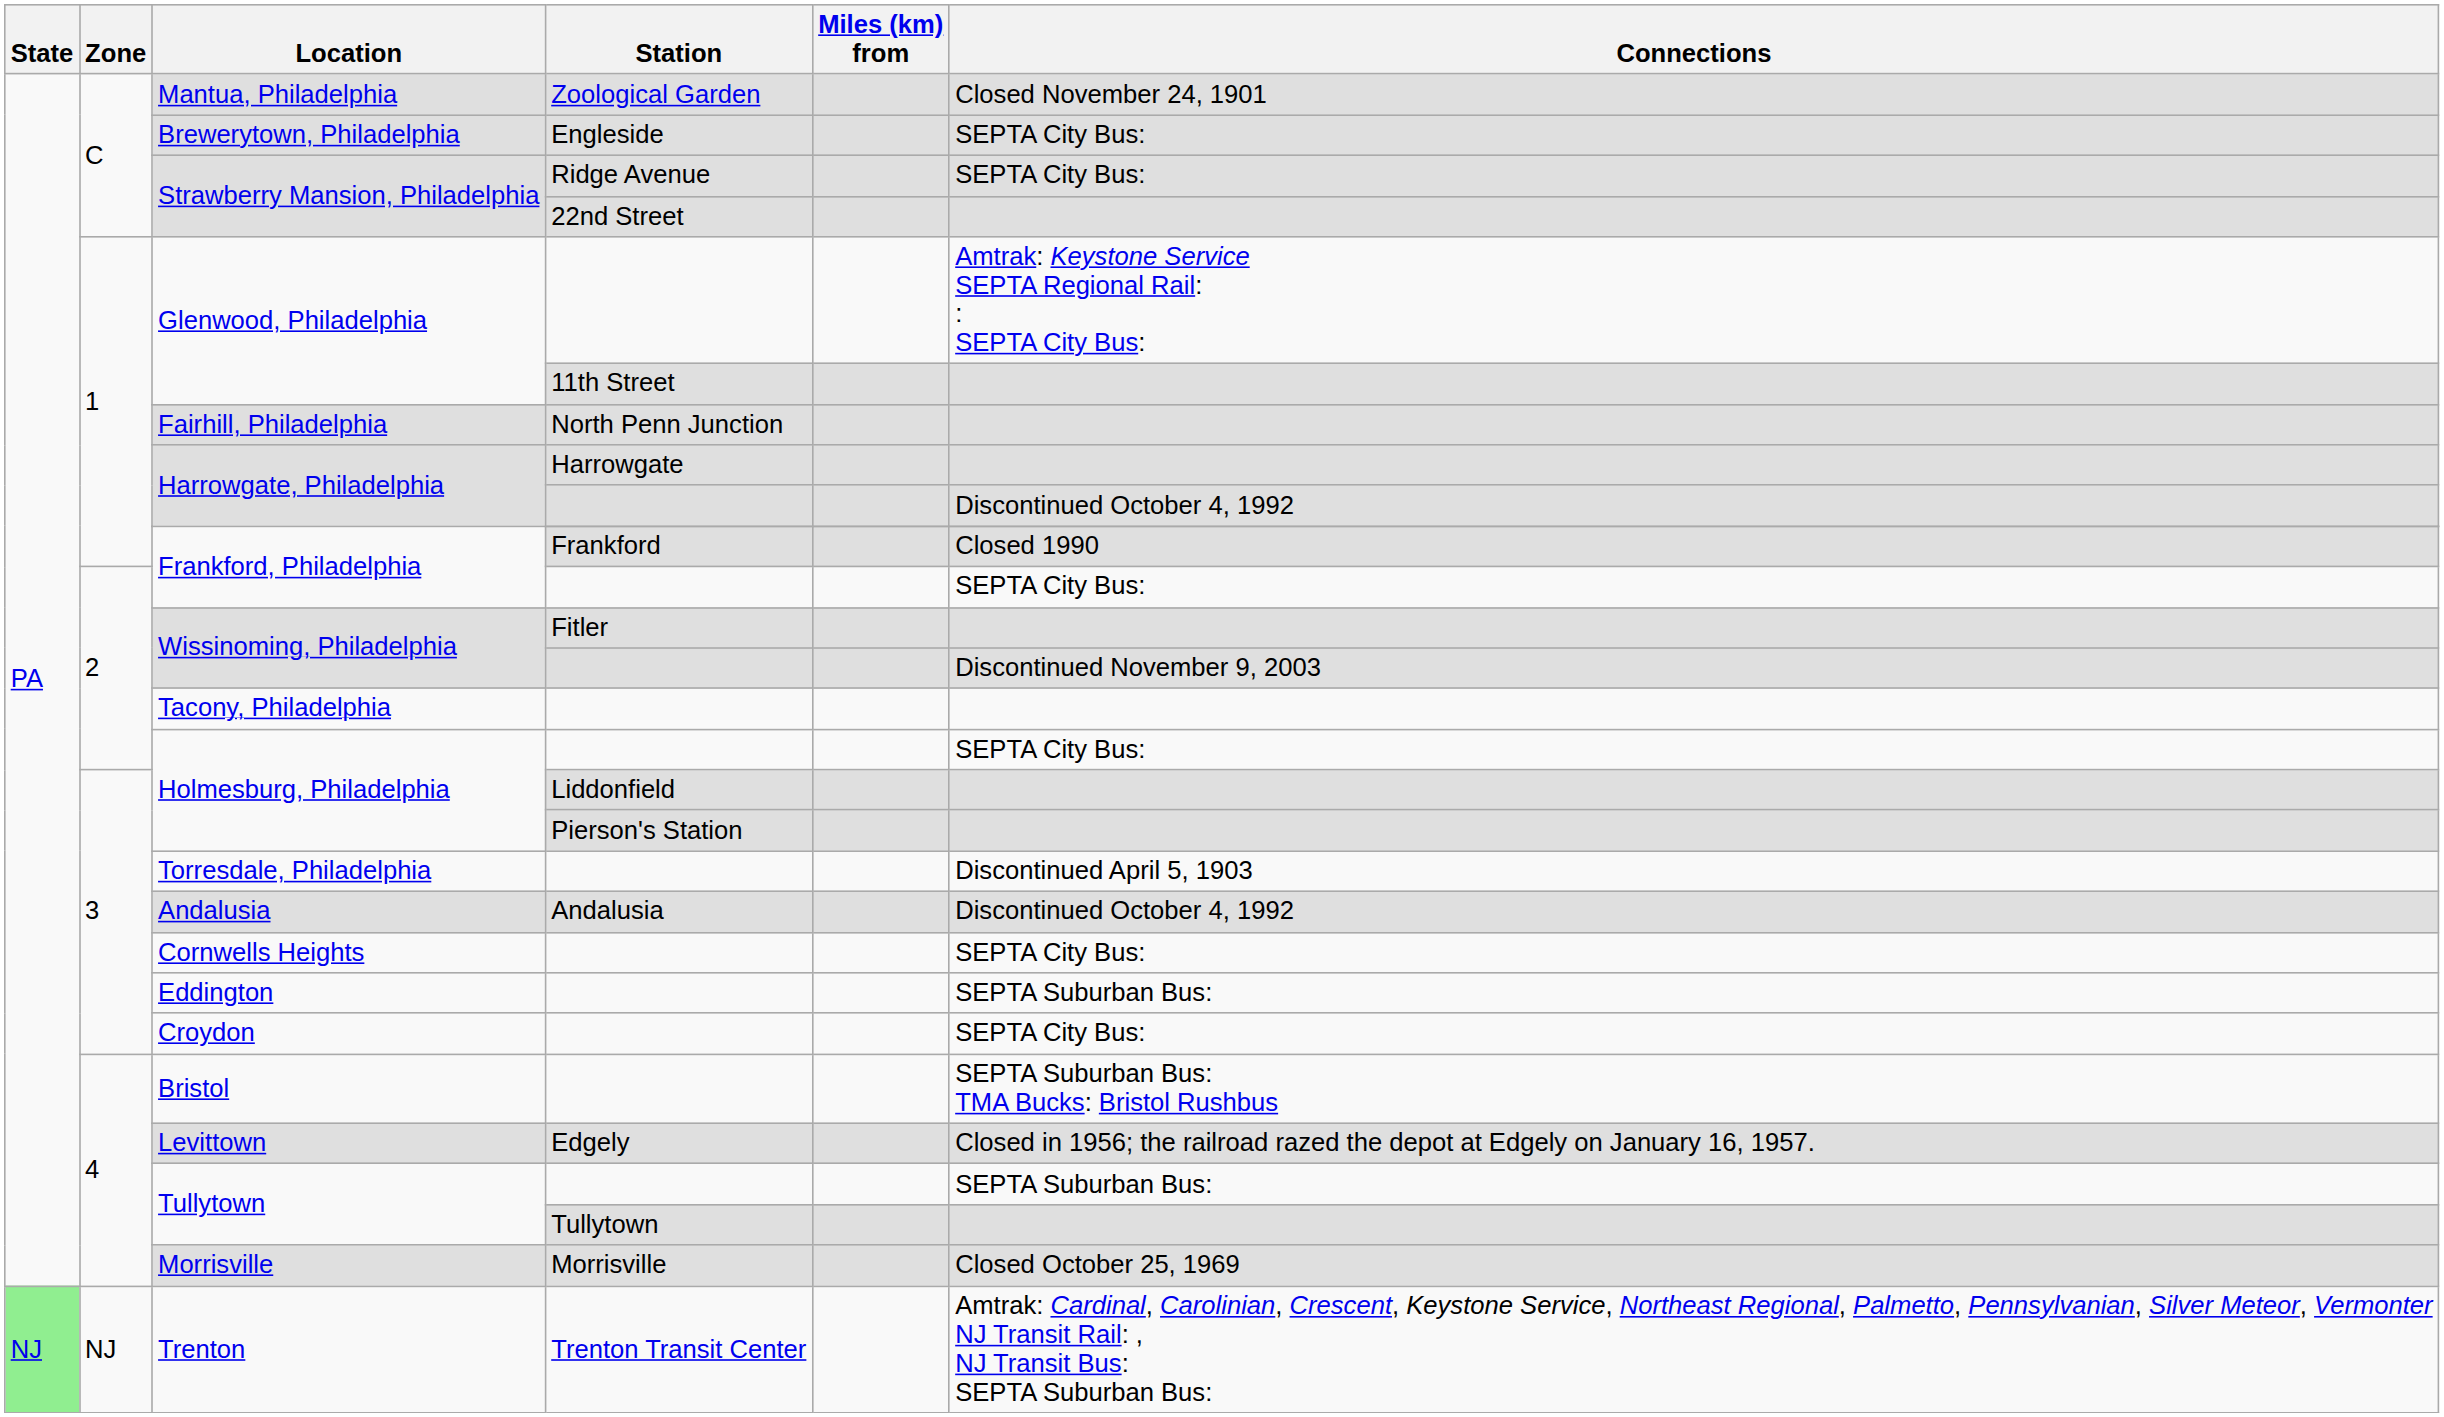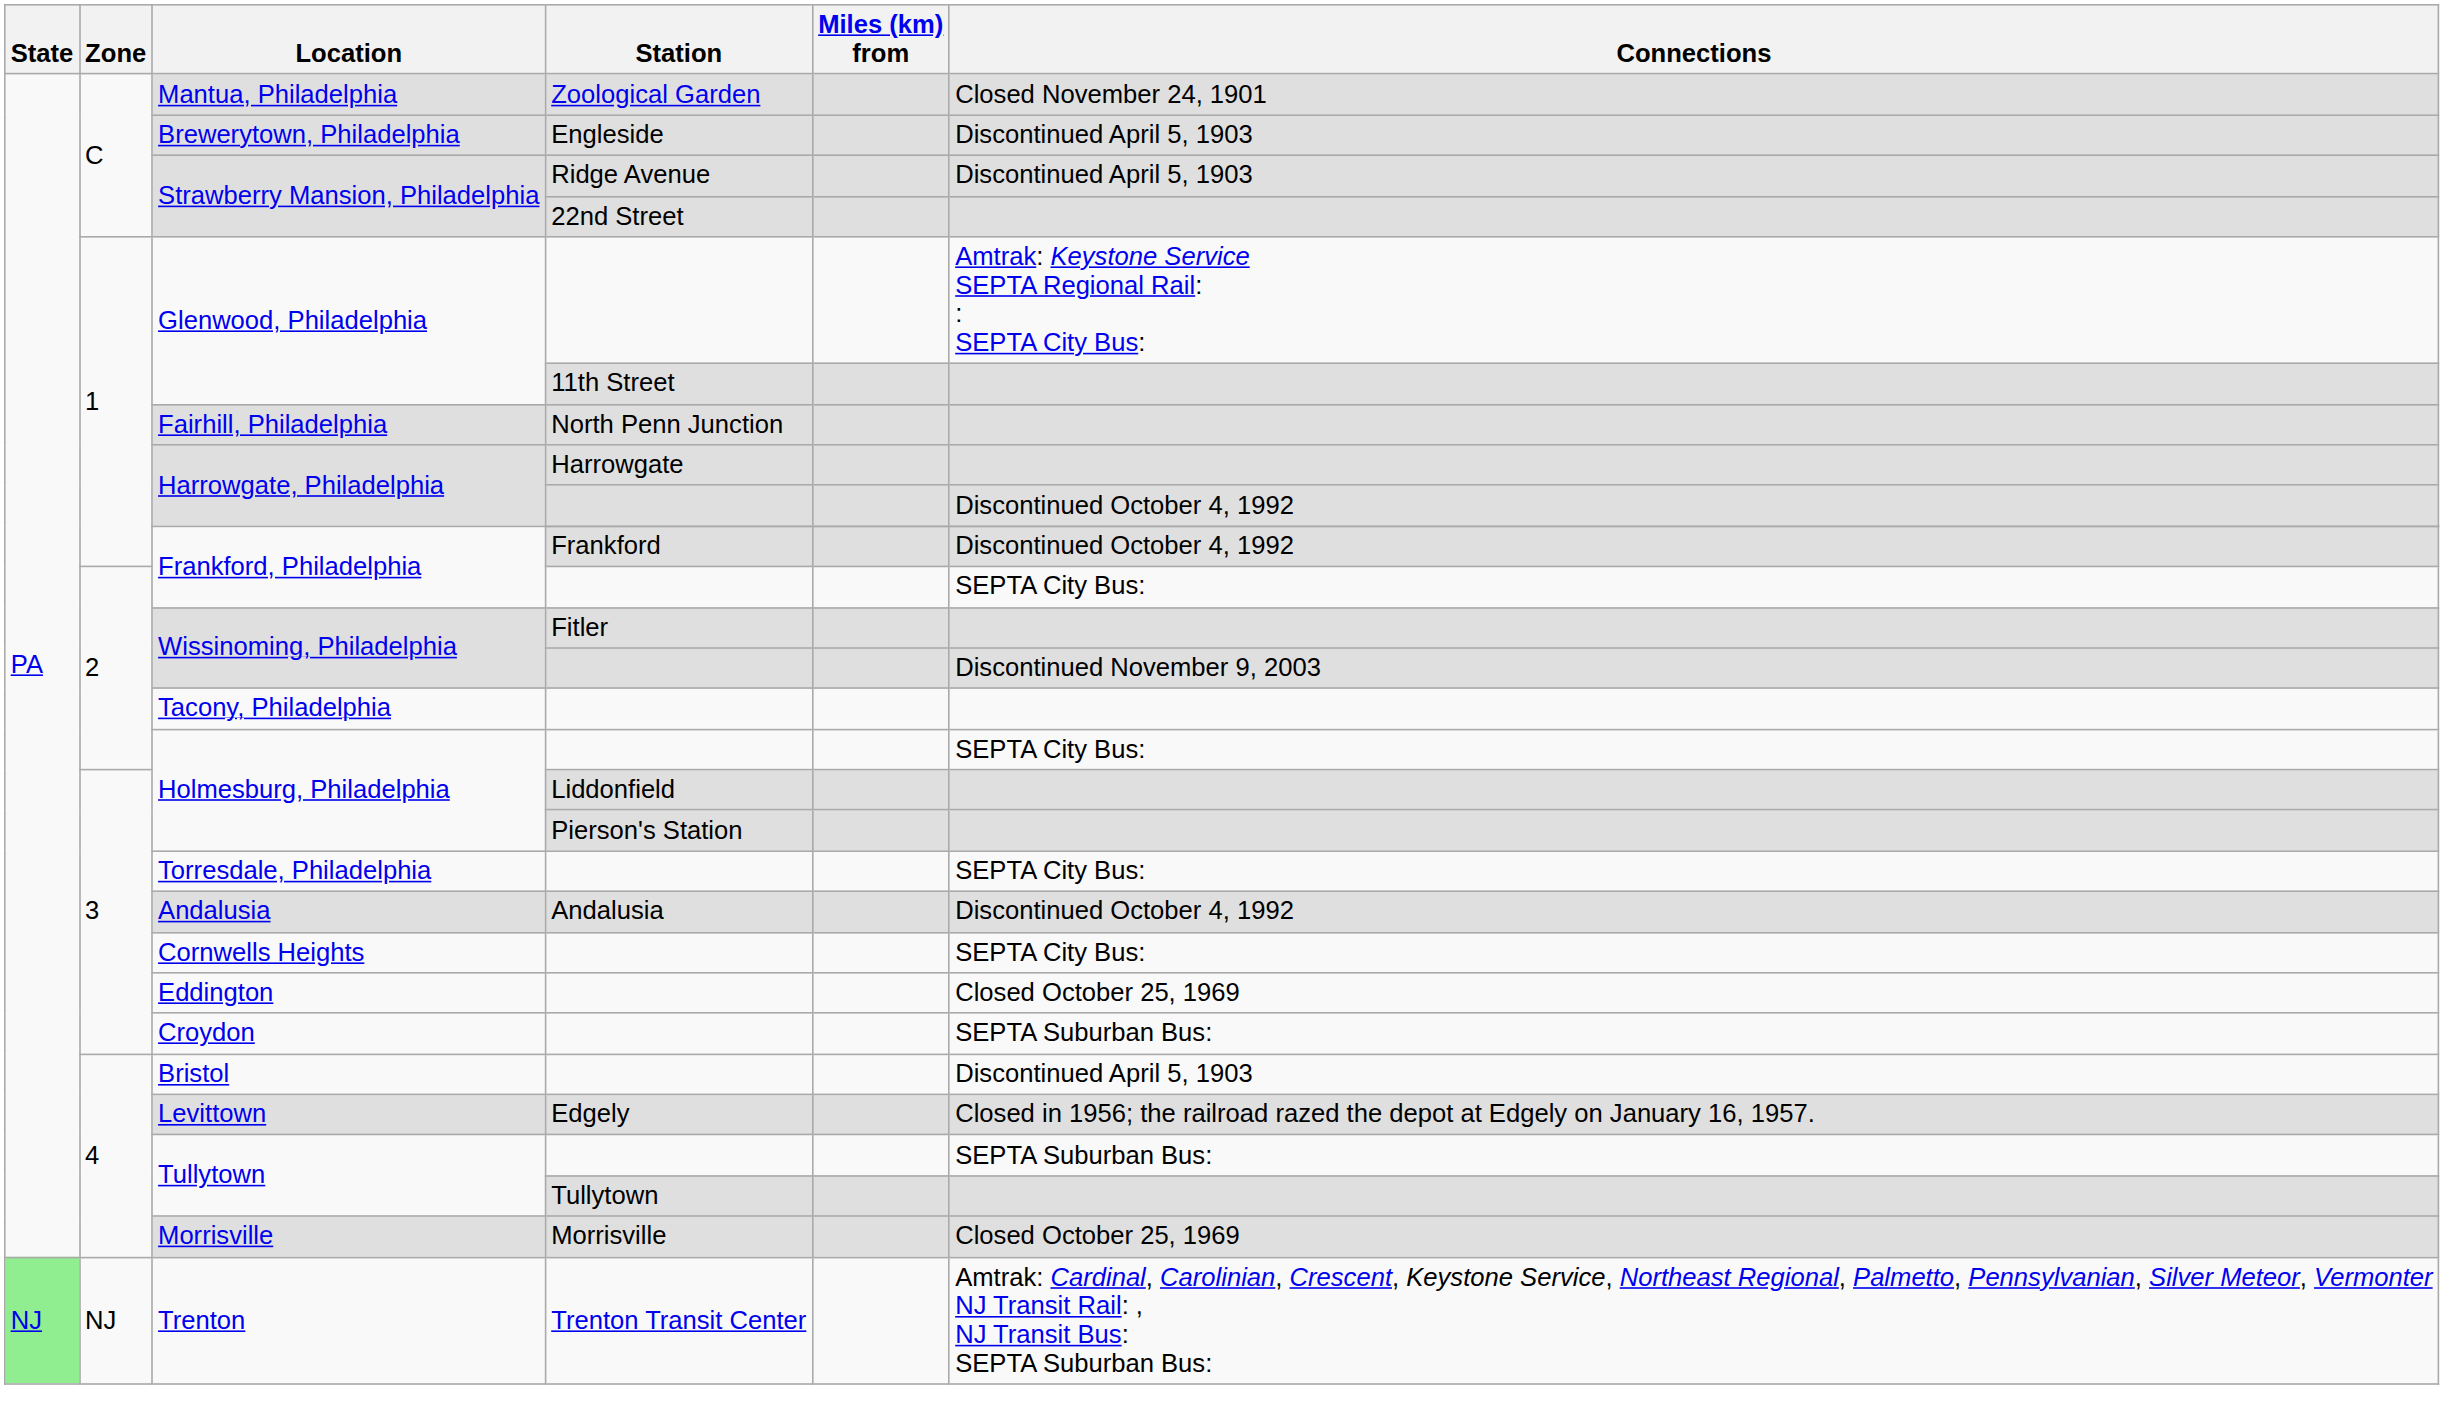(1050, 134) SEPTA City Bus: -> (1104, 134) Discontinued April 5, 1903
(1050, 175) SEPTA City Bus: -> (1104, 175) Discontinued April 5, 1903
(1027, 546) Closed 1990 -> (1125, 546) Discontinued October 4, 1992
(1104, 870) Discontinued April 5, 1903 -> (1050, 870) SEPTA City Bus:
(1084, 992) SEPTA Suburban Bus: -> (1097, 992) Closed October 25, 1969
(1050, 1033) SEPTA City Bus: -> (1084, 1033) SEPTA Suburban Bus:
(1117, 1088) SEPTA Suburban Bus: TMA Bucks: Bristol Rushbus -> (1104, 1073) Discontinued April 5, 1903
